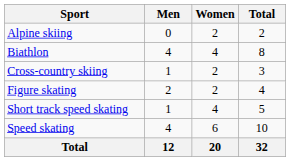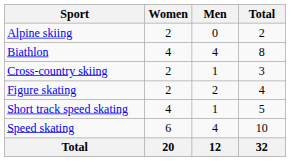columns swapped: (168, 14) <-> (215, 14)
